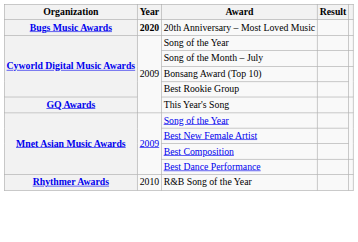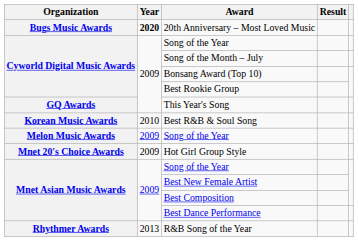+ row: (71, 120)
+ row: (71, 136)
+ row: (71, 151)
(149, 182) 2010 -> (149, 228) 2013
